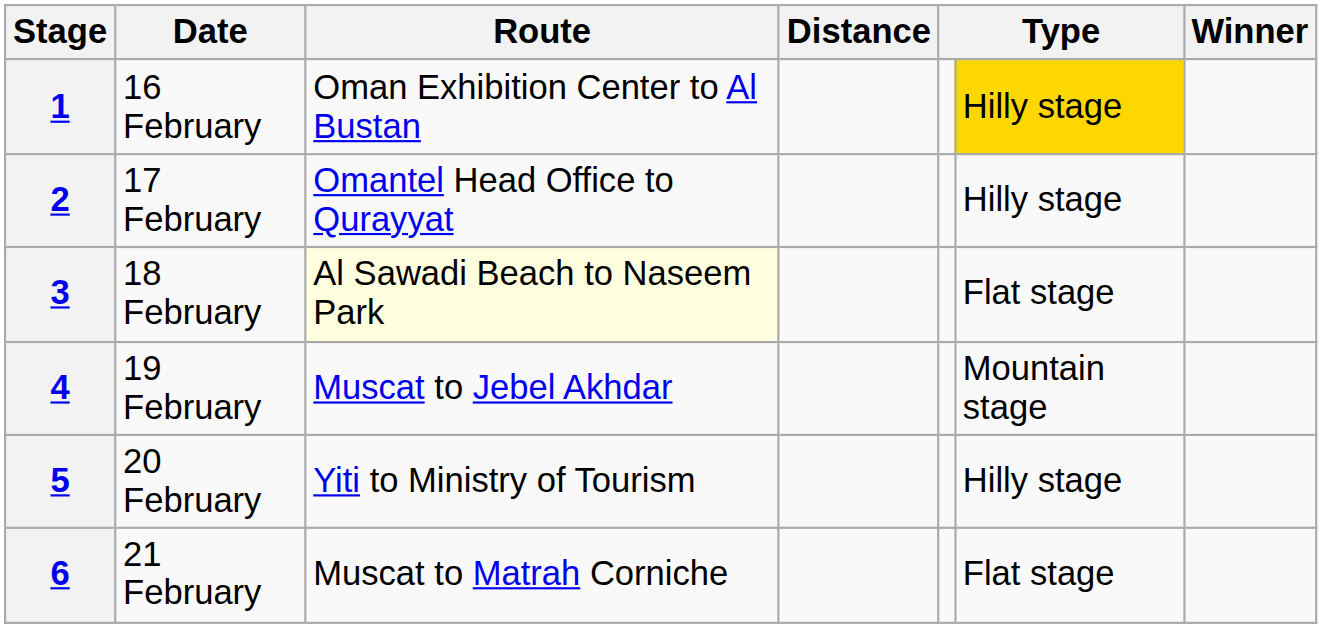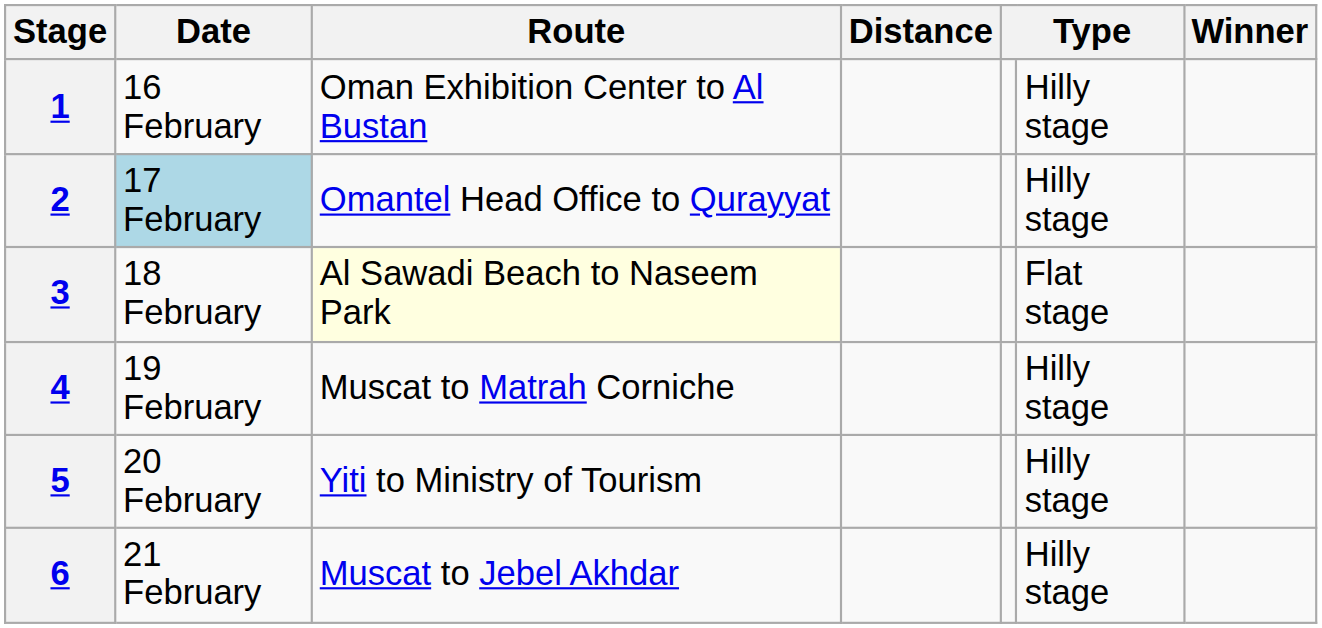(1043, 106) gold background -> (1067, 106) no background
(192, 199) no background -> (192, 199) lightblue background
(493, 387) Muscat to Jebel Akhdar -> (527, 387) Muscat to Matrah Corniche
(1034, 387) Mountain stage -> (1067, 387) Hilly stage
(521, 574) Muscat to Matrah Corniche -> (499, 574) Muscat to Jebel Akhdar
(1039, 574) Flat stage -> (1067, 574) Hilly stage
